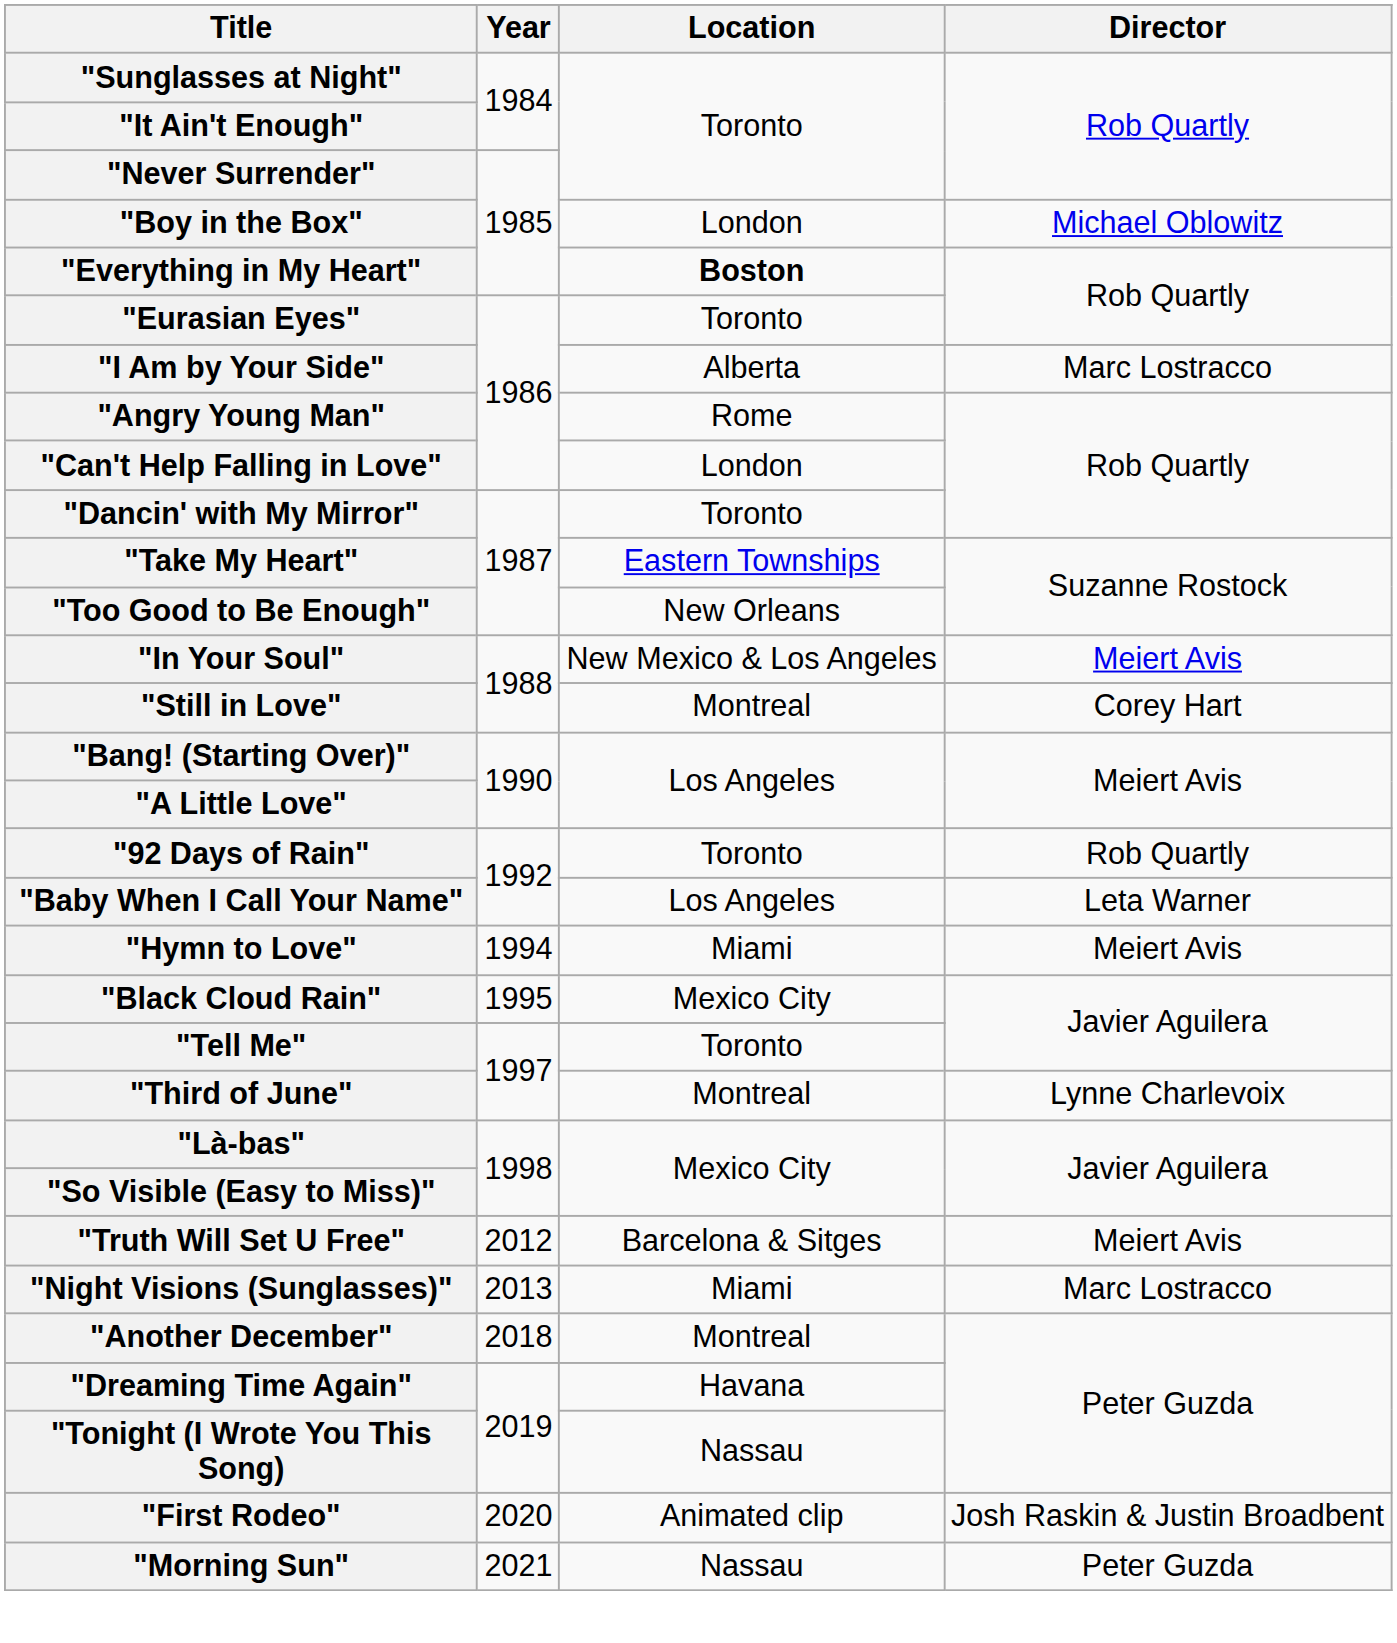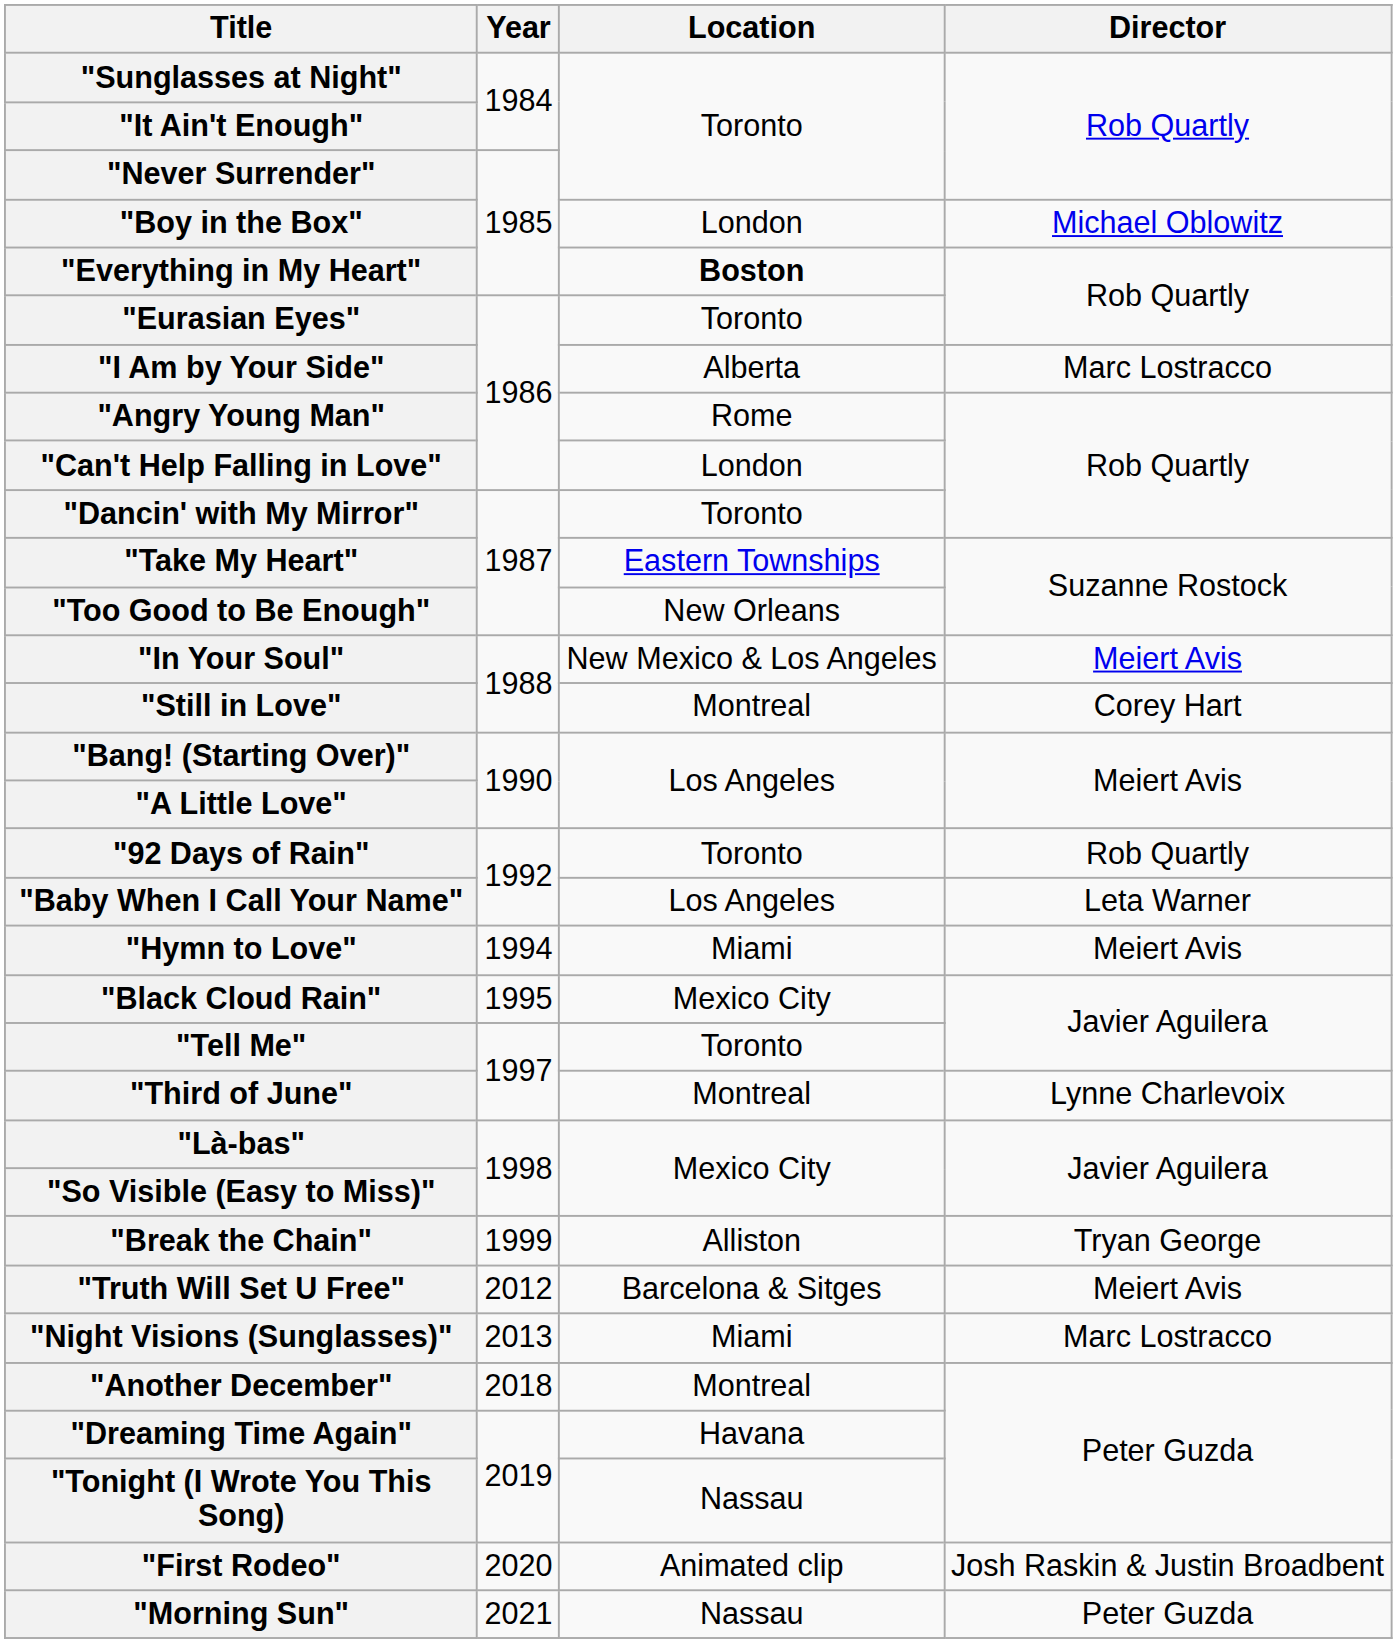+ row: (241, 1240)
